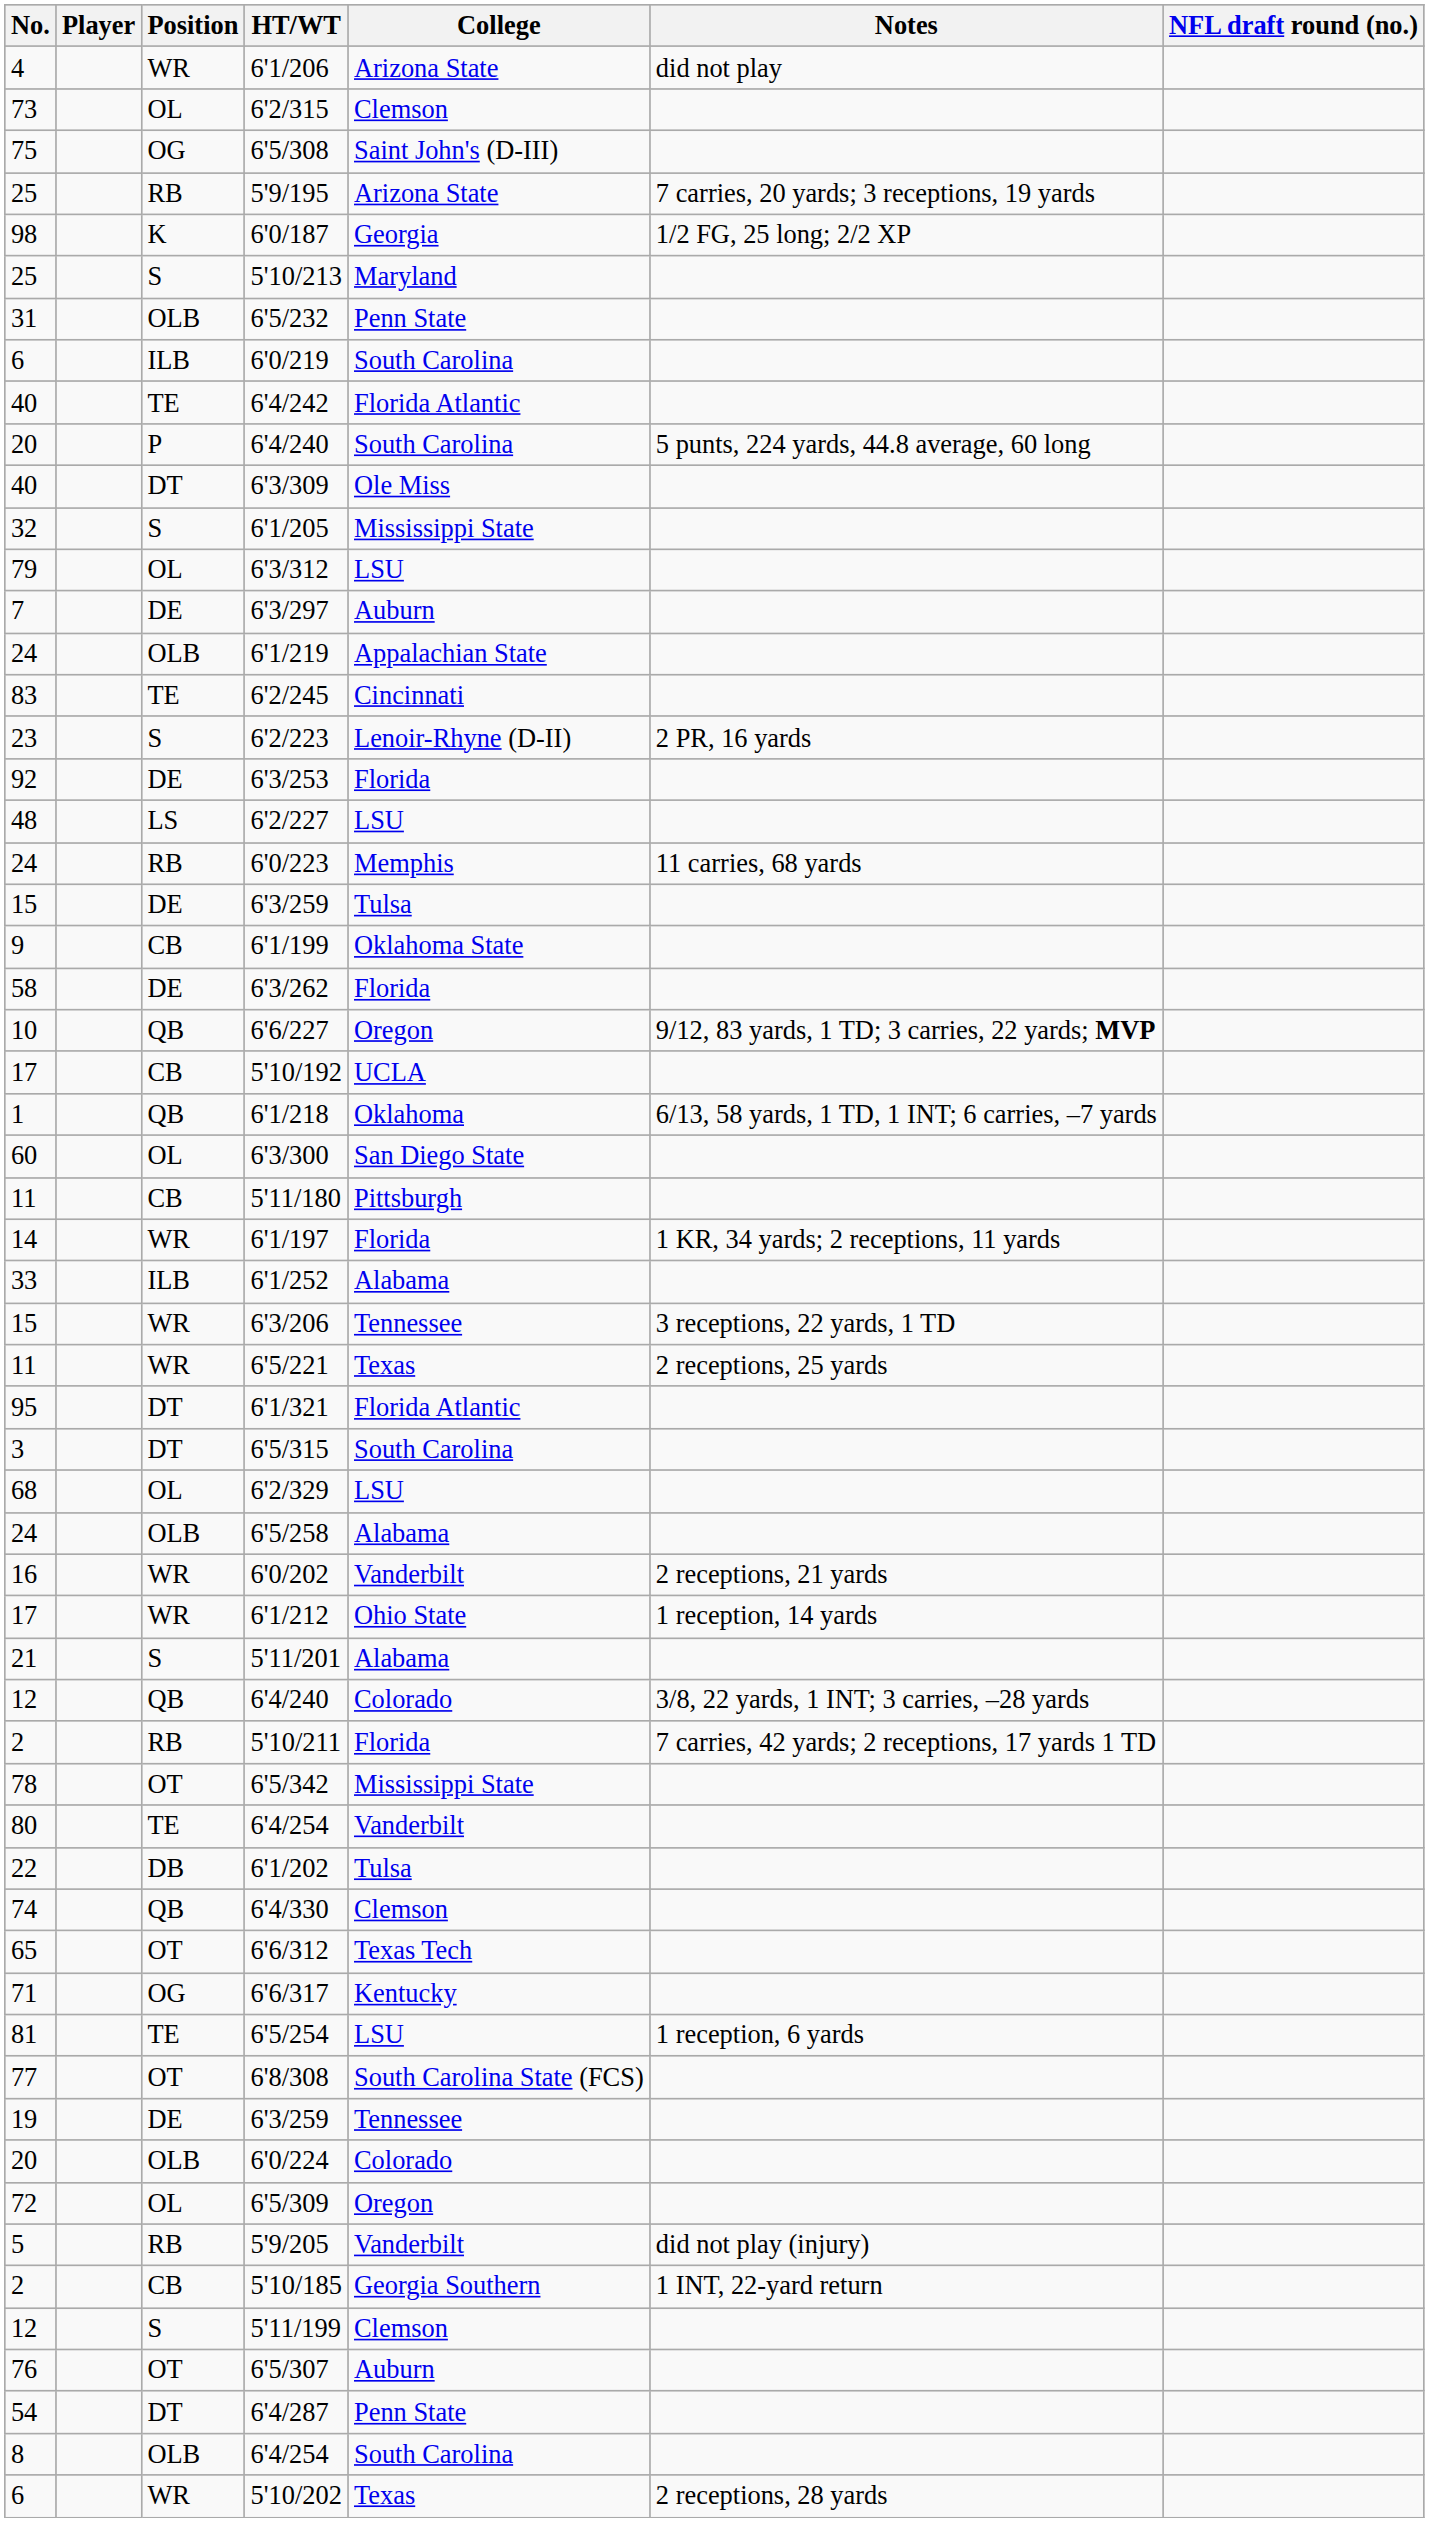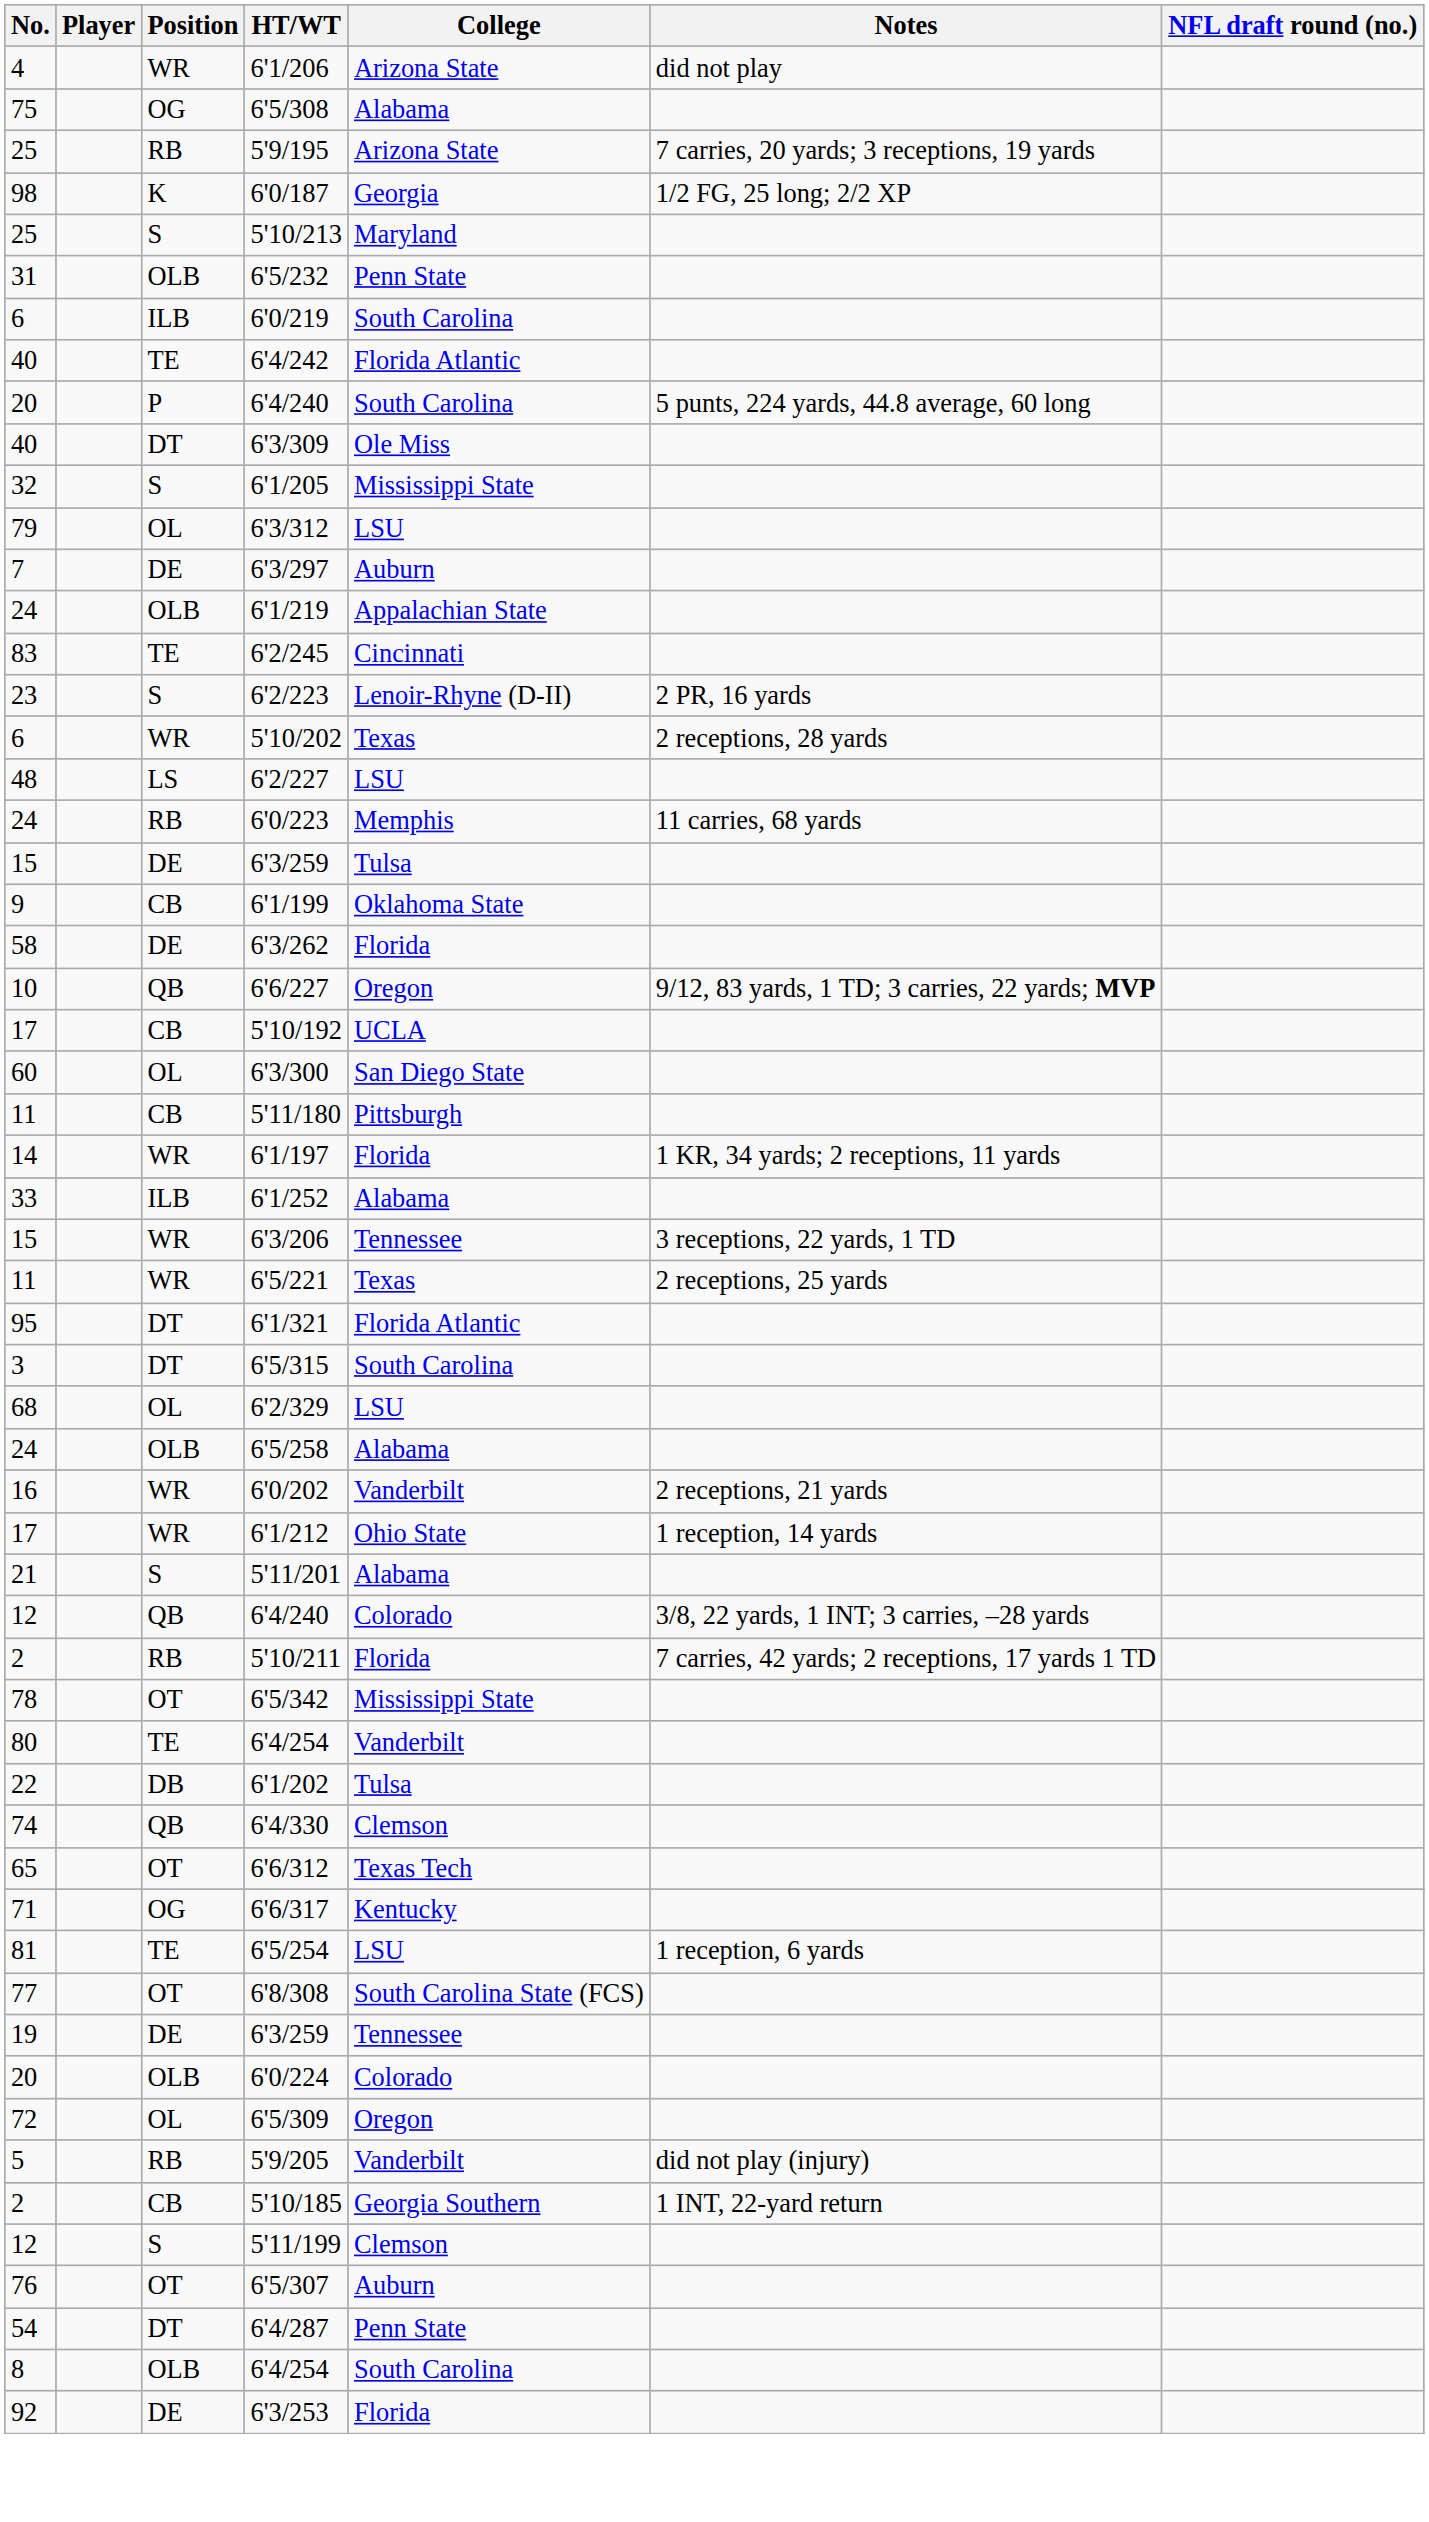- row: (24, 109)
(456, 151) Saint John's (D-III) -> (402, 109) Alabama
rows swapped: (18, 2495) <-> (24, 779)
- row: (18, 1114)
